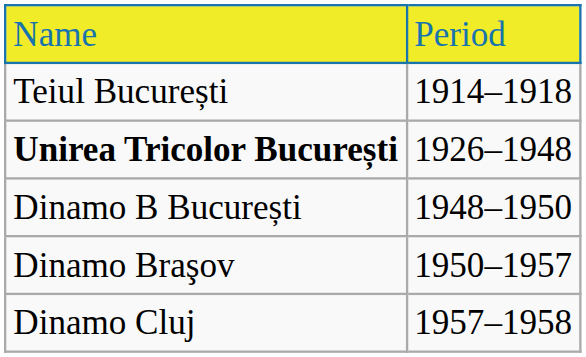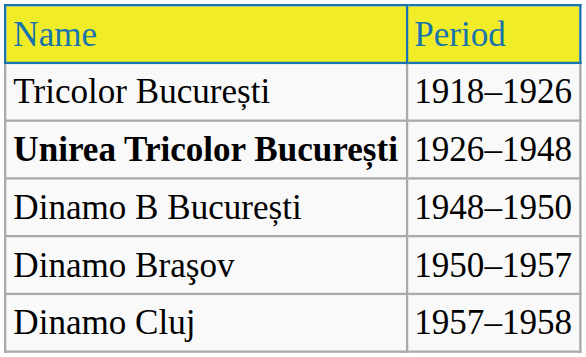- row: (121, 91)
+ row: (142, 91)
